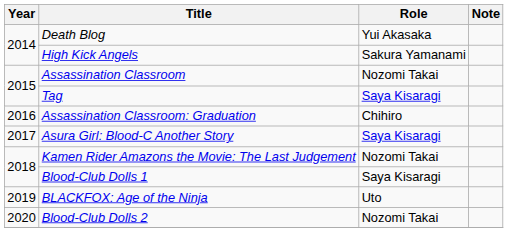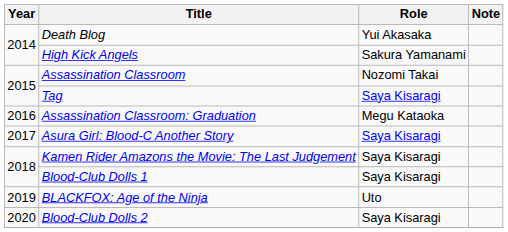(382, 116) Chihiro -> (403, 116) Megu Kataoka
(400, 156) Nozomi Takai -> (401, 156) Saya Kisaragi
(400, 217) Nozomi Takai -> (401, 217) Saya Kisaragi
